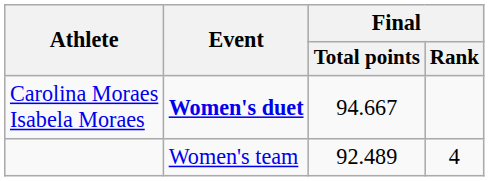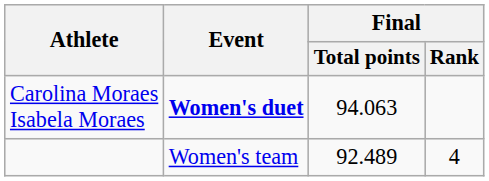(367, 107) 94.667 -> (367, 107) 94.063
